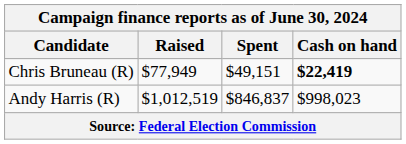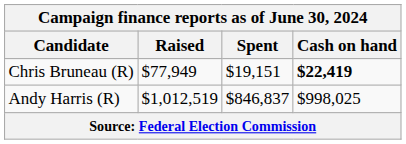(253, 71) $49,151 -> (253, 71) $19,151
(329, 98) $998,023 -> (329, 98) $998,025
